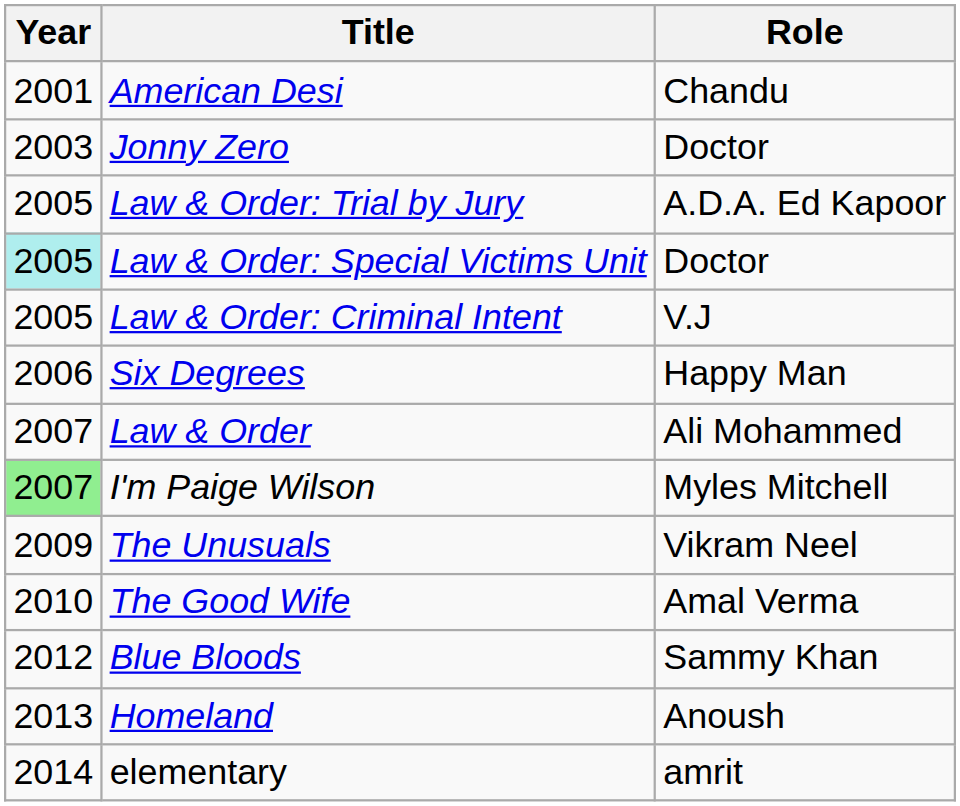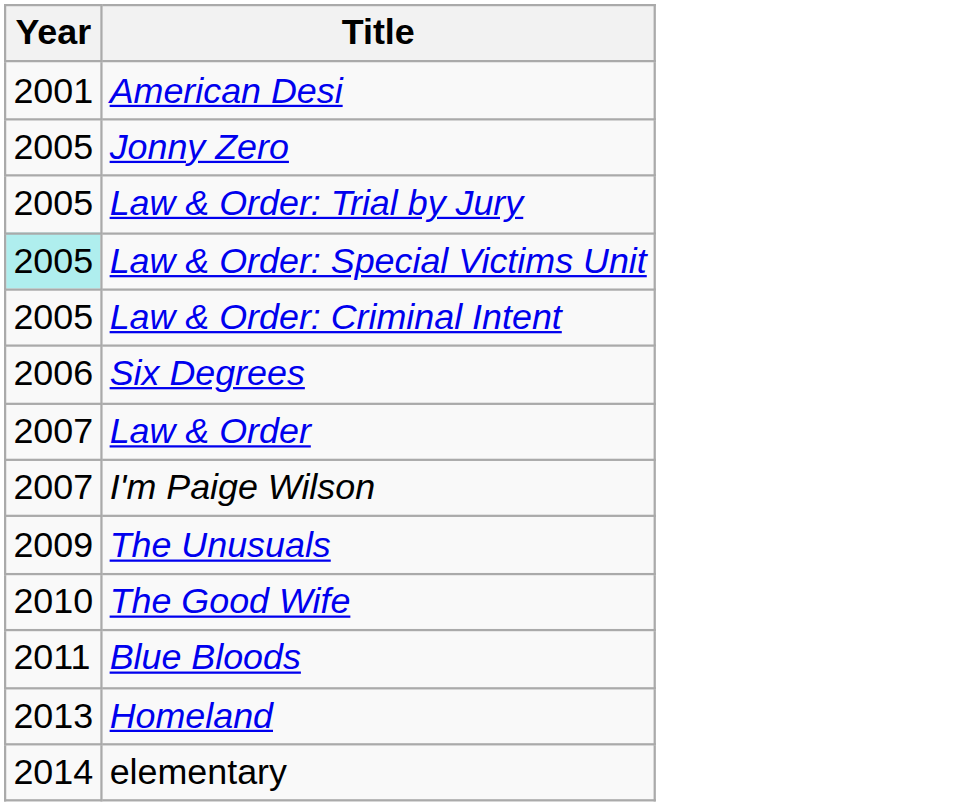- column: (805, 32)
(53, 146) 2003 -> (53, 146) 2005
(53, 487) lightgreen background -> (53, 487) no background
(53, 658) 2012 -> (52, 658) 2011
